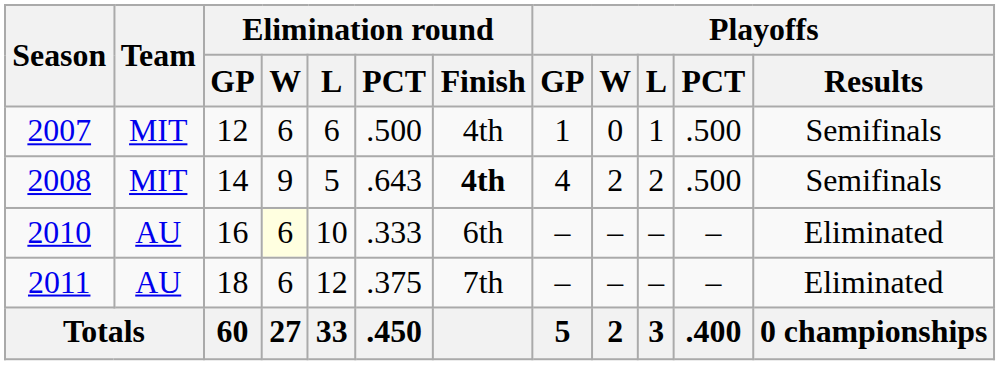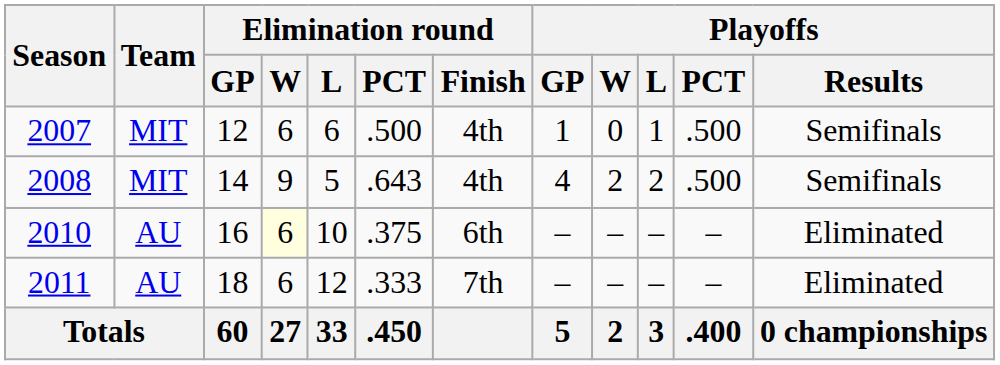(483, 181) bold -> (483, 181) normal
(394, 231) .333 -> (394, 231) .375
(394, 282) .375 -> (394, 282) .333
